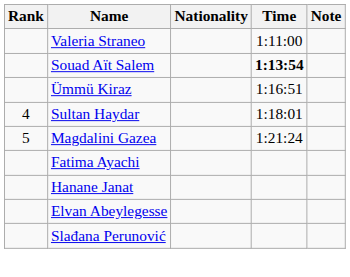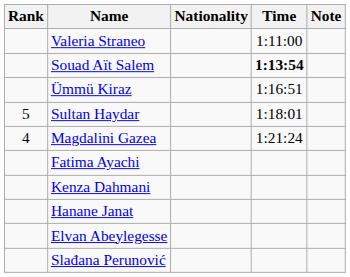(26, 114) 4 -> (26, 114) 5
(26, 138) 5 -> (26, 138) 4
+ row: (101, 187)
